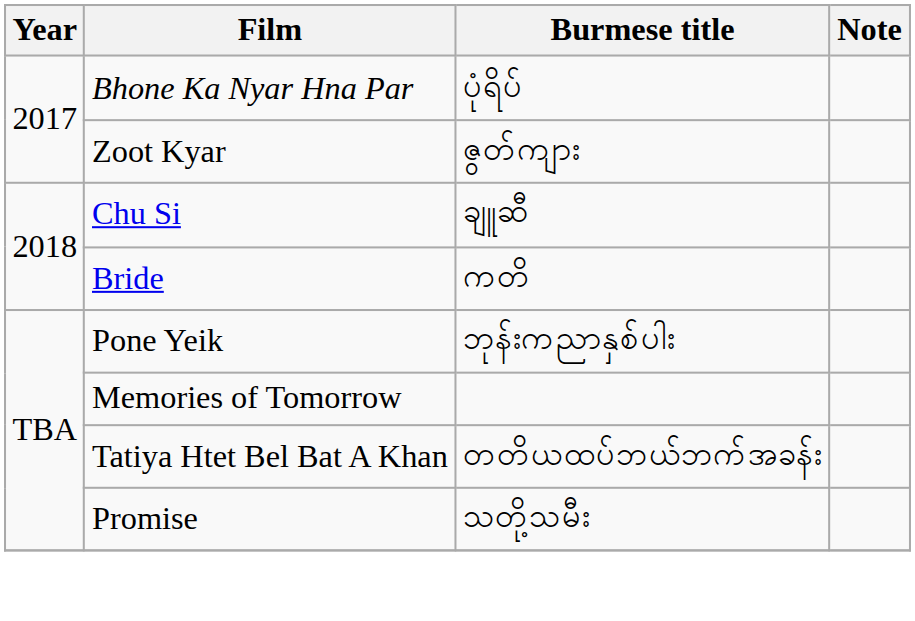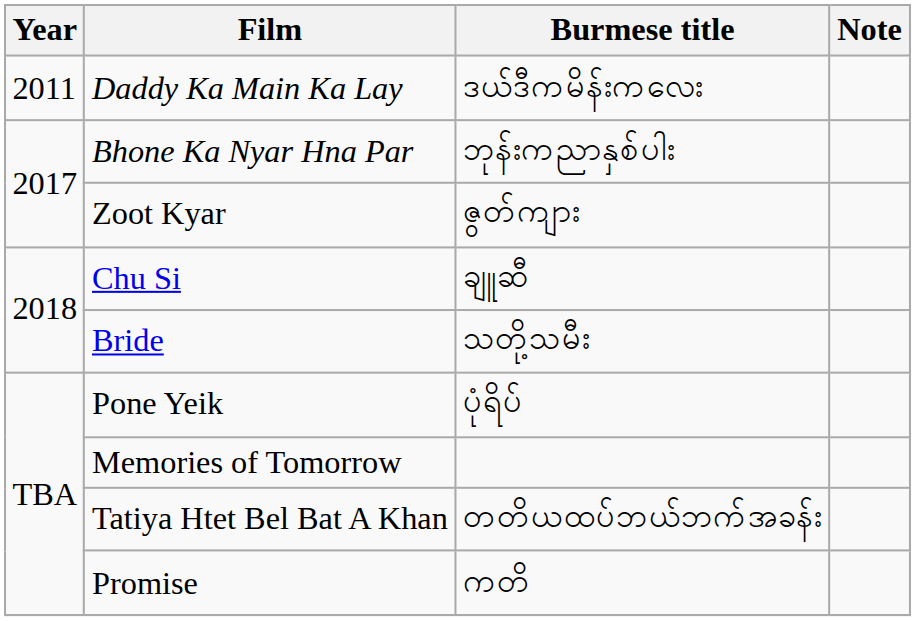+ row: (247, 87)
(493, 85) ပုံရိပ် -> (569, 148) ဘုန်းကညာနှစ်ပါး
(497, 275) ကတိ -> (526, 338) သတို့သမီး
(569, 338) ဘုန်းကညာနှစ်ပါး -> (493, 402) ပုံရိပ်
(526, 516) သတို့သမီး -> (497, 580) ကတိ
